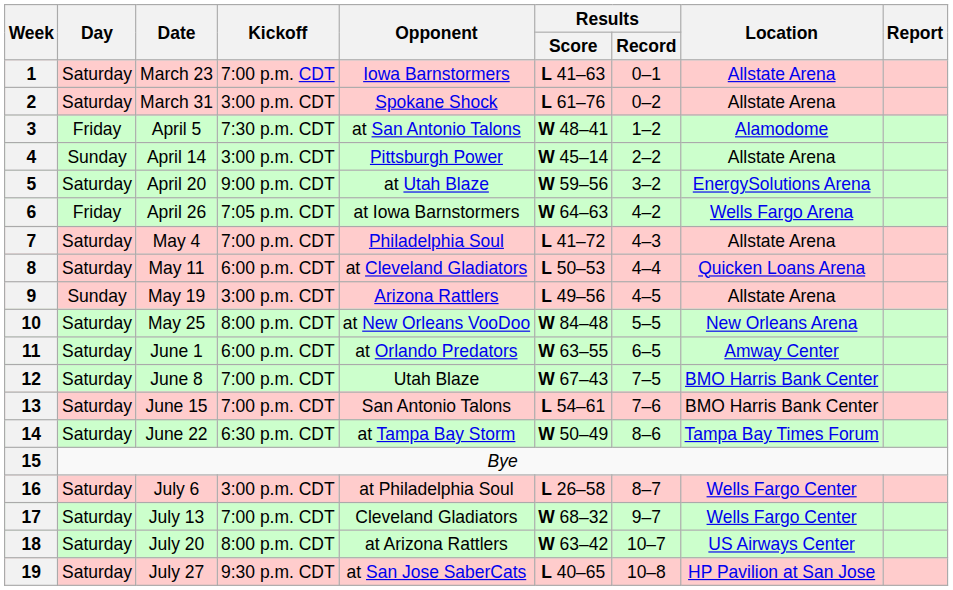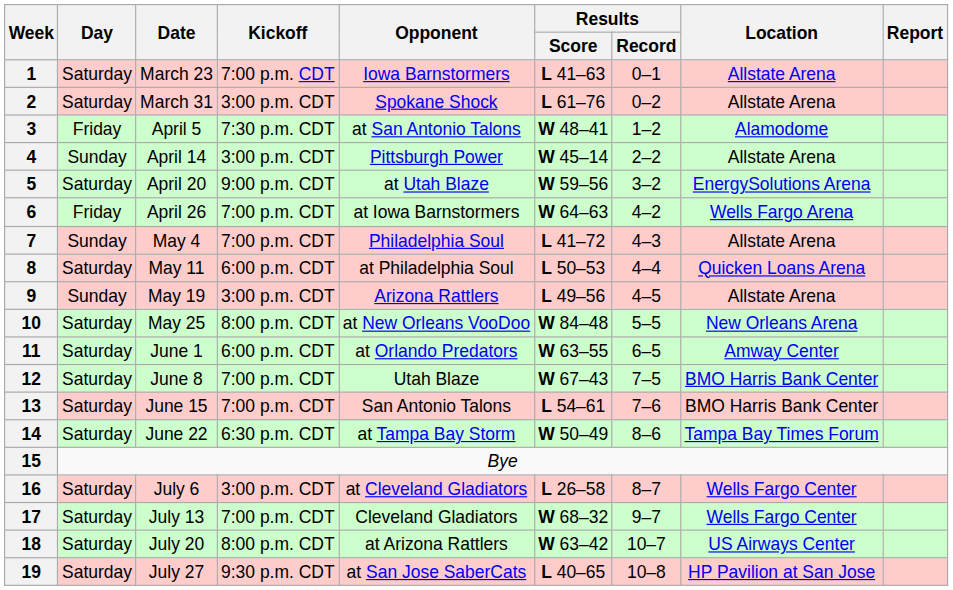(278, 212) 7:05 p.m. CDT -> (278, 212) 7:00 p.m. CDT
(97, 240) Saturday -> (97, 240) Sunday
(436, 268) at Cleveland Gladiators -> (436, 268) at Philadelphia Soul
(436, 489) at Philadelphia Soul -> (436, 489) at Cleveland Gladiators
